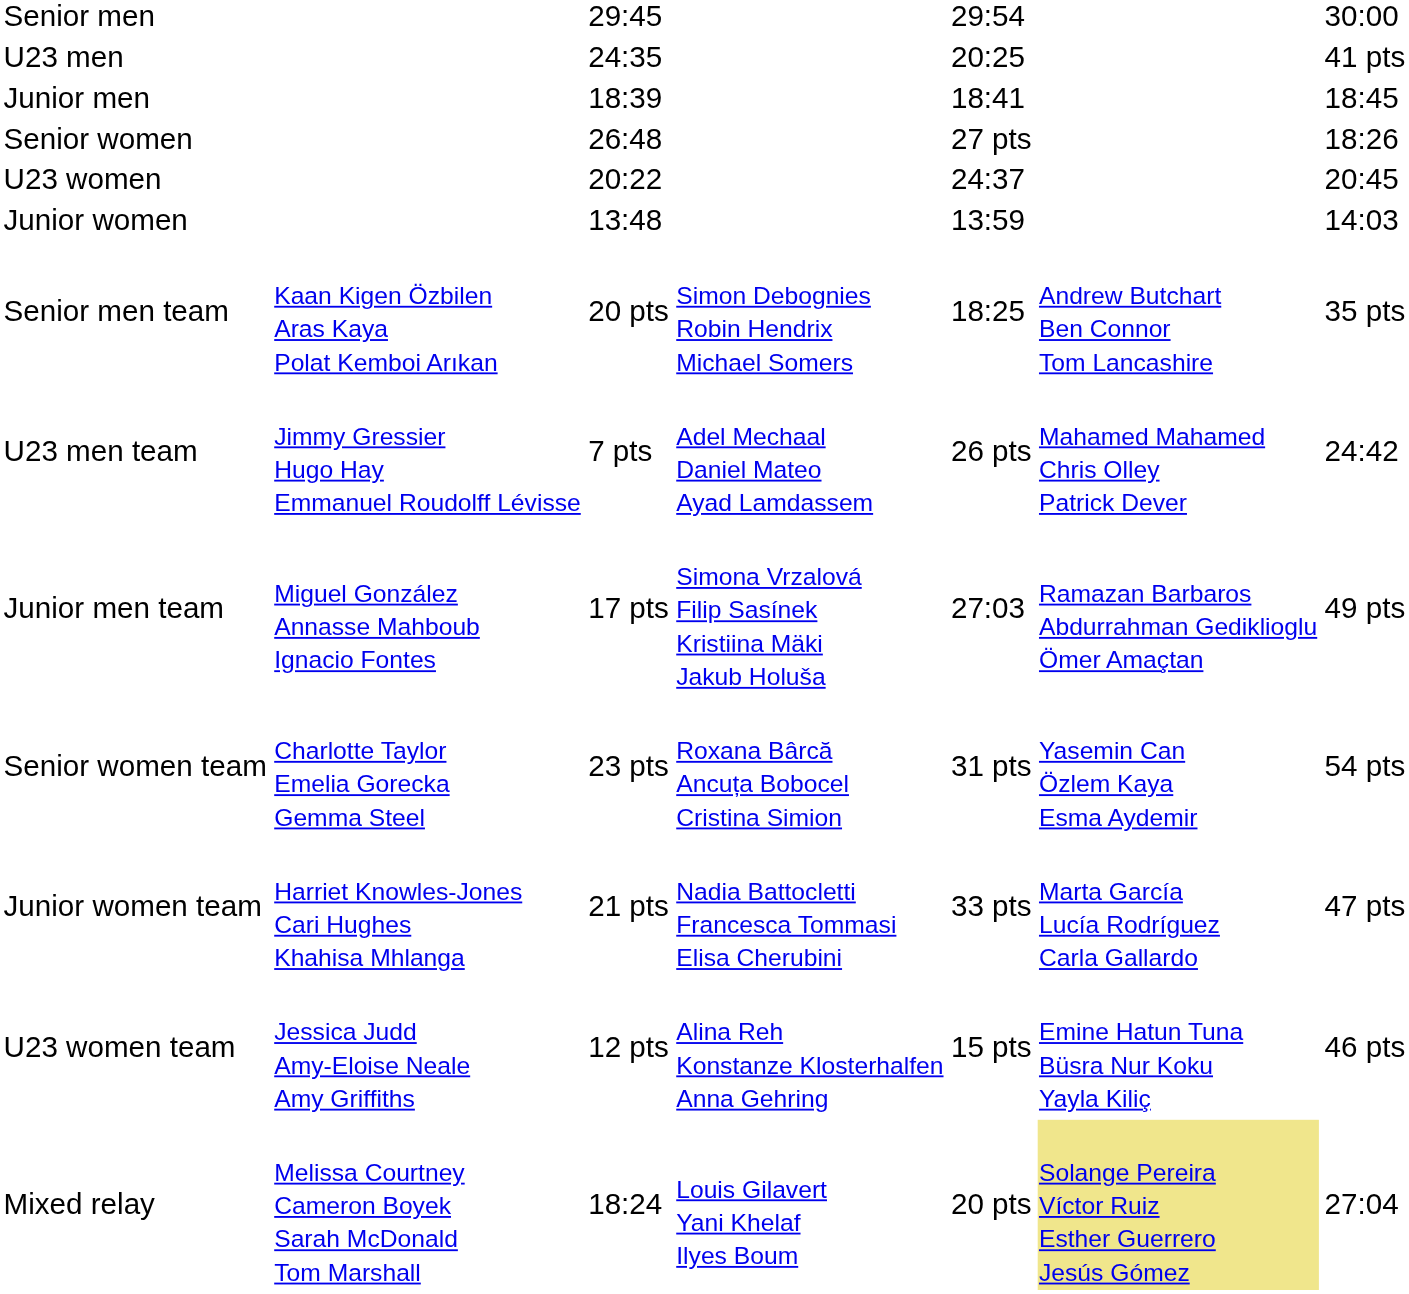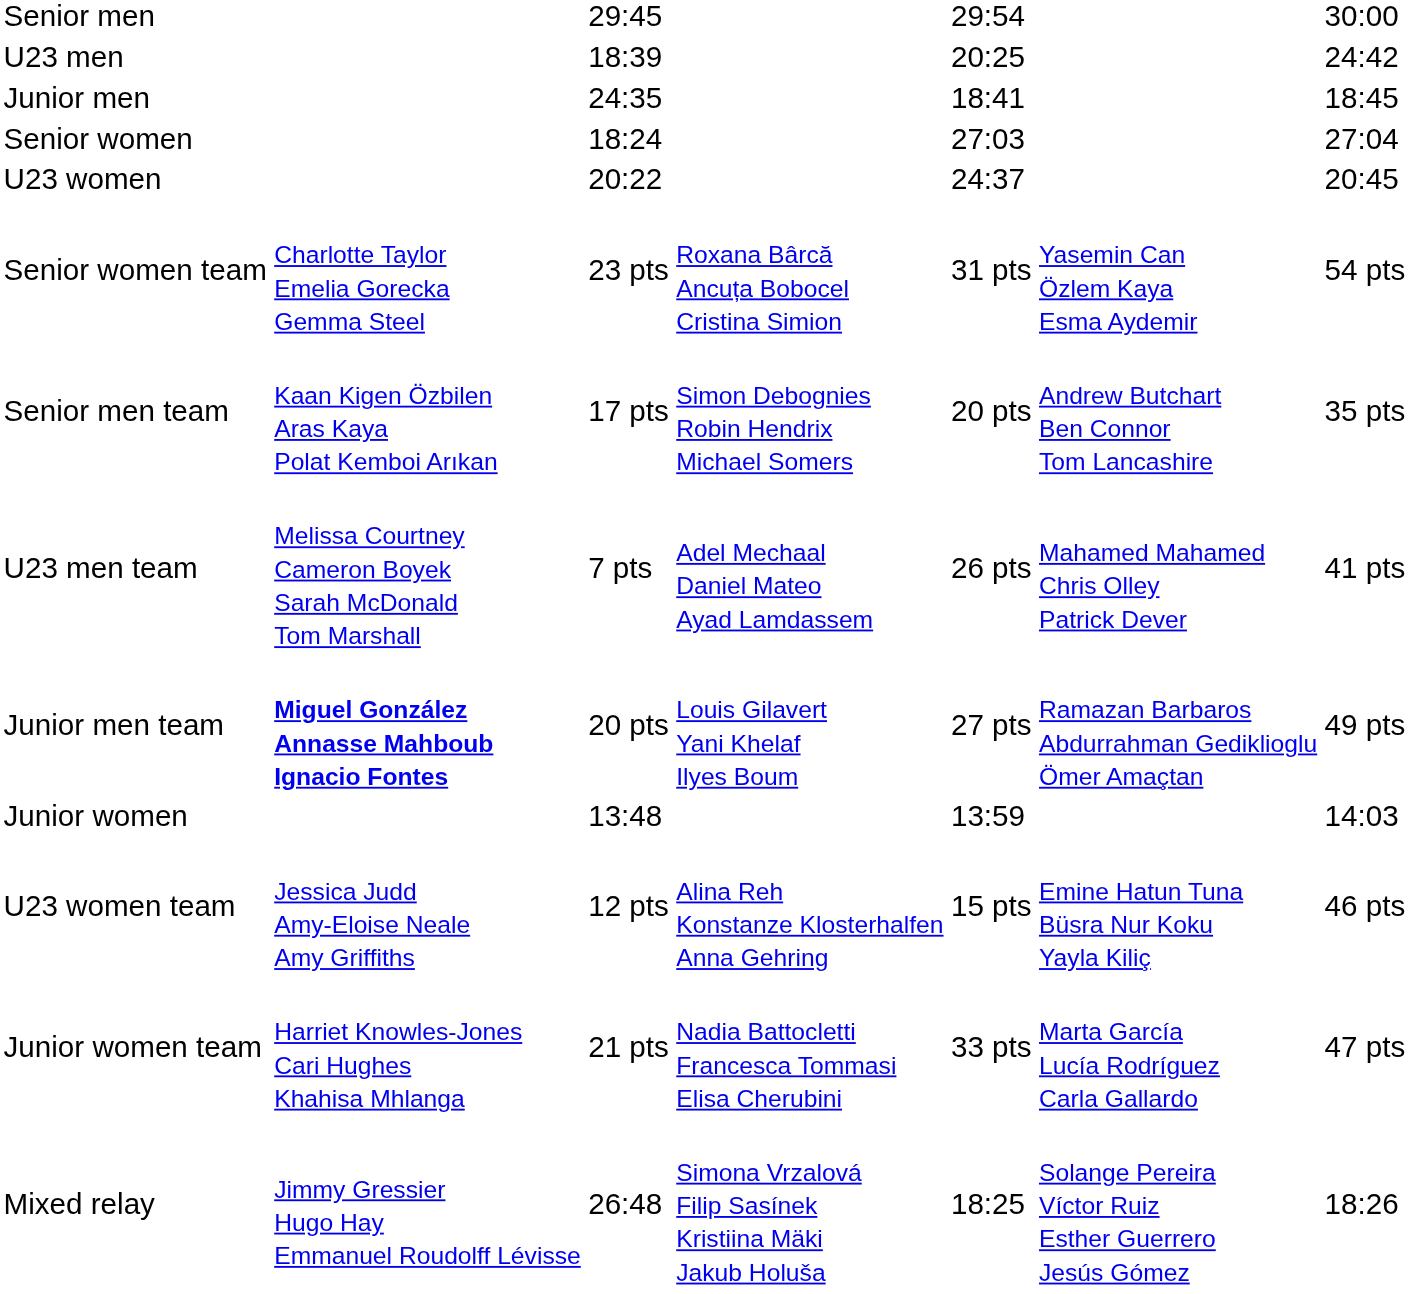(625, 57) 24:35 -> (625, 57) 18:39
(1365, 57) 41 pts -> (1362, 57) 24:42
(625, 98) 18:39 -> (625, 98) 24:35
(625, 138) 26:48 -> (625, 138) 18:24
(991, 138) 27 pts -> (988, 138) 27:03
(1362, 138) 18:26 -> (1362, 138) 27:04
rows swapped: (96, 220) <-> (135, 766)
(629, 310) 20 pts -> (629, 410) 17 pts
(988, 310) 18:25 -> (991, 410) 20 pts
(427, 470) Jimmy Gressier Hugo Hay Emmanuel Roudolff Lévisse -> (369, 586) Melissa Courtney Cameron Boyek Sarah McDonald Tom Marshall
(1362, 451) 24:42 -> (1365, 568) 41 pts
(377, 627) normal -> (384, 741) bold
(629, 608) 17 pts -> (629, 725) 20 pts
(769, 627) Simona Vrzalová Filip Sasínek Kristiina Mäki Jakub Holuša -> (752, 743) Louis Gilavert Yani Khelaf Ilyes Boum
(988, 608) 27:03 -> (991, 725) 27 pts
rows swapped: (120, 1047) <-> (133, 906)
(369, 1222) Melissa Courtney Cameron Boyek Sarah McDonald Tom Marshall -> (427, 1222) Jimmy Gressier Hugo Hay Emmanuel Roudolff Lévisse
(625, 1204) 18:24 -> (625, 1204) 26:48
(752, 1222) Louis Gilavert Yani Khelaf Ilyes Boum -> (769, 1222) Simona Vrzalová Filip Sasínek Kristiina Mäki Jakub Holuša
(991, 1204) 20 pts -> (988, 1204) 18:25
(1127, 1222) khaki background -> (1127, 1222) no background
(1362, 1204) 27:04 -> (1362, 1204) 18:26
